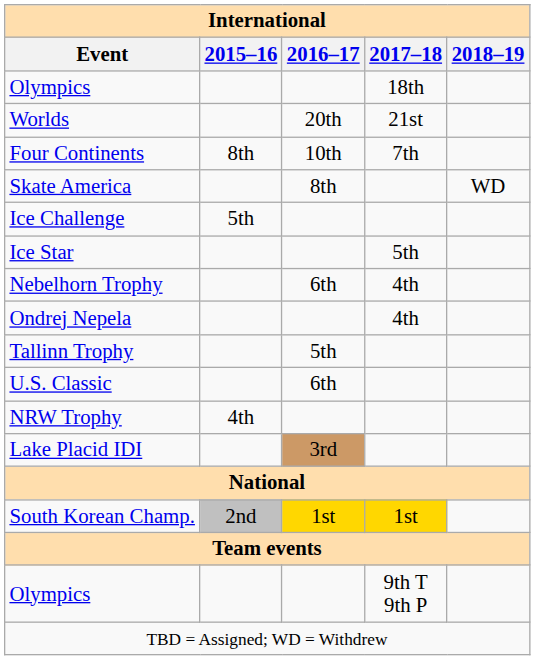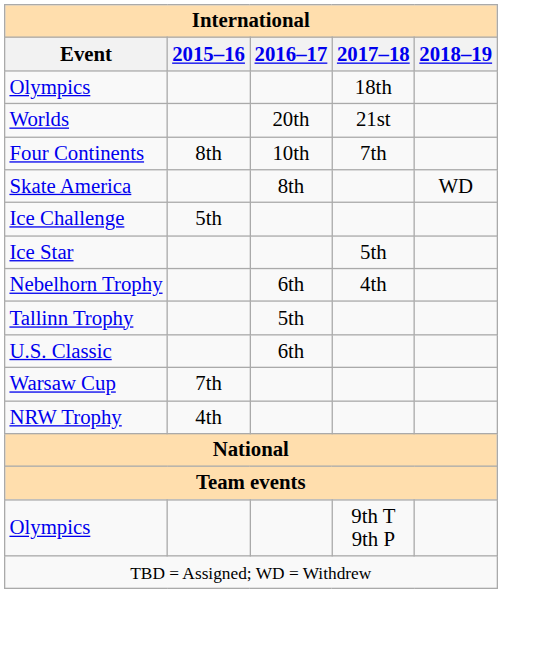- row: (70, 317)
+ row: (63, 383)
- row: (76, 449)
- row: (102, 515)
